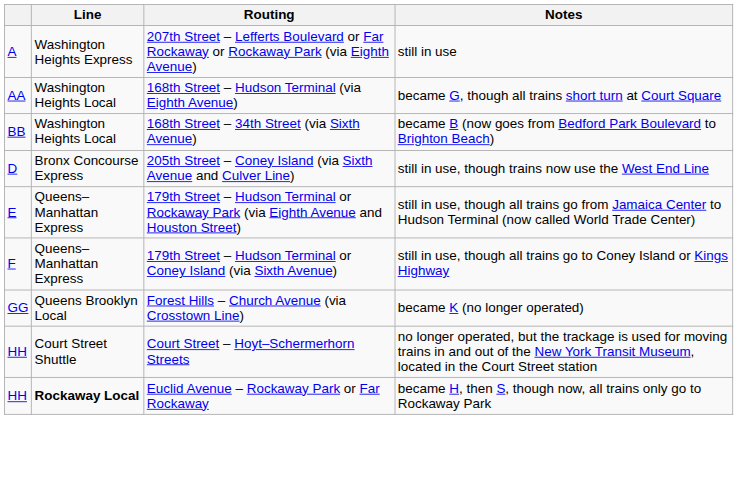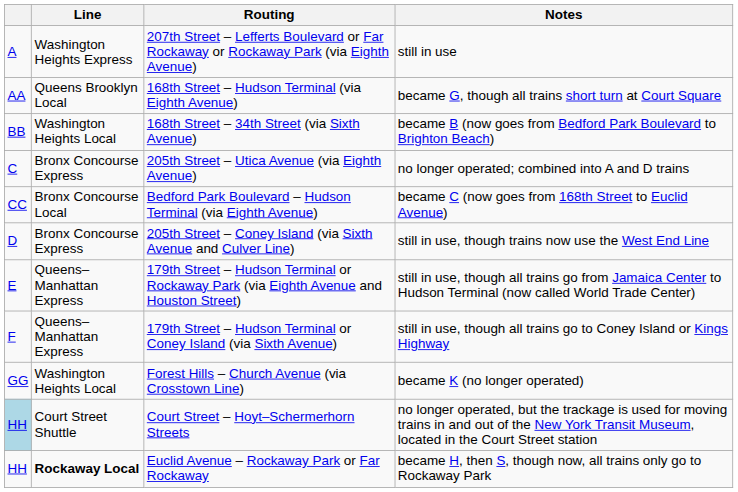(75, 95) Washington Heights Local -> (86, 95) Queens Brooklyn Local
+ row: (264, 168)
+ row: (249, 204)
(86, 308) Queens Brooklyn Local -> (75, 380) Washington Heights Local
(17, 351) no background -> (17, 424) lightblue background
